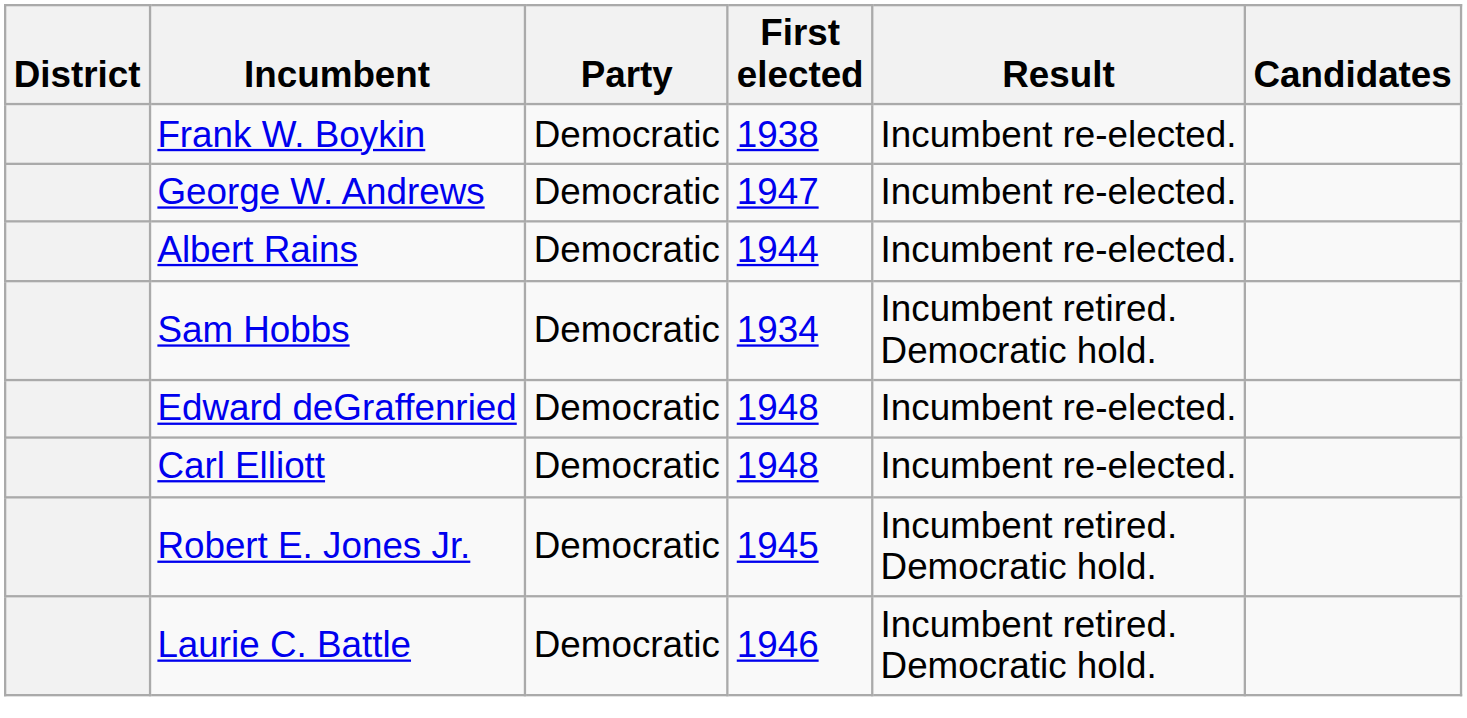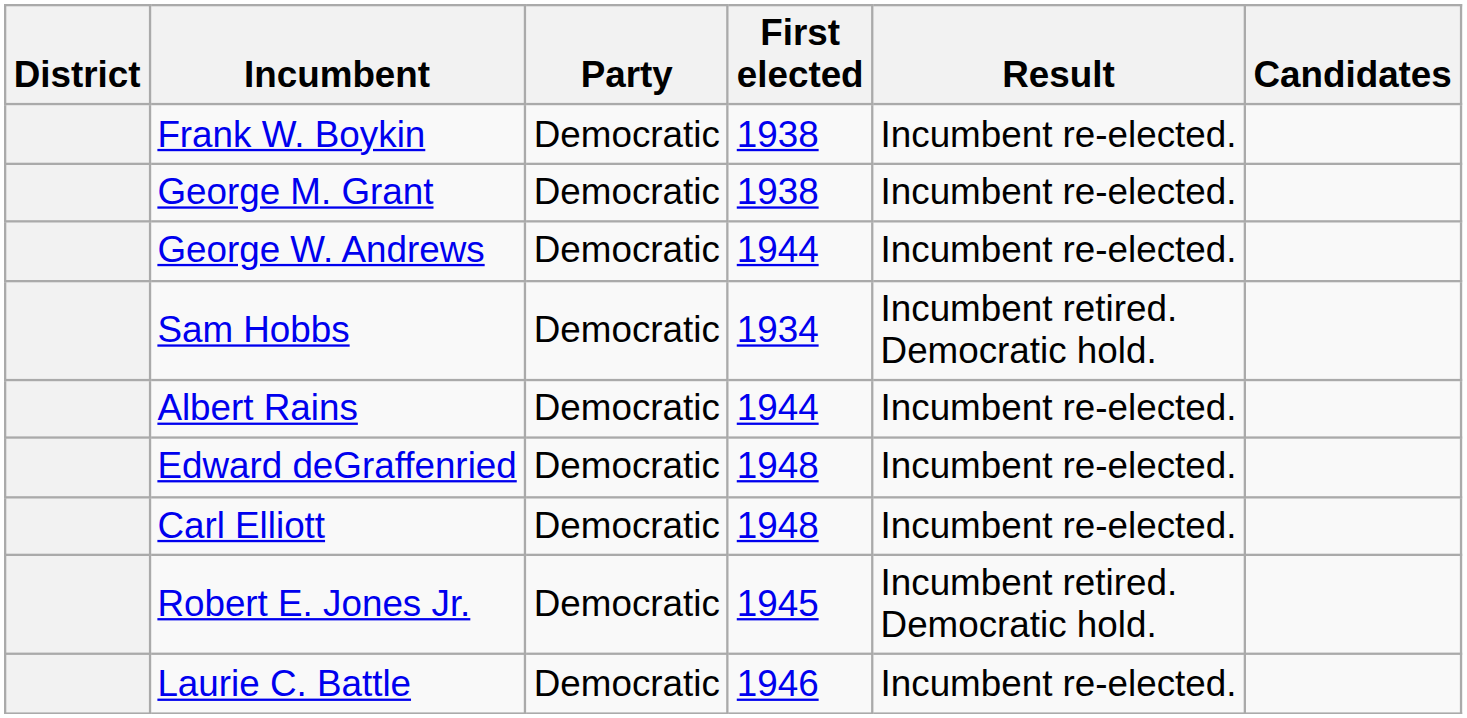+ row: (295, 191)
(778, 191) 1947 -> (778, 250) 1944
rows swapped: (254, 329) <-> (258, 250)
(1029, 645) Incumbent retired. Democratic hold. -> (1059, 683) Incumbent re-elected.
